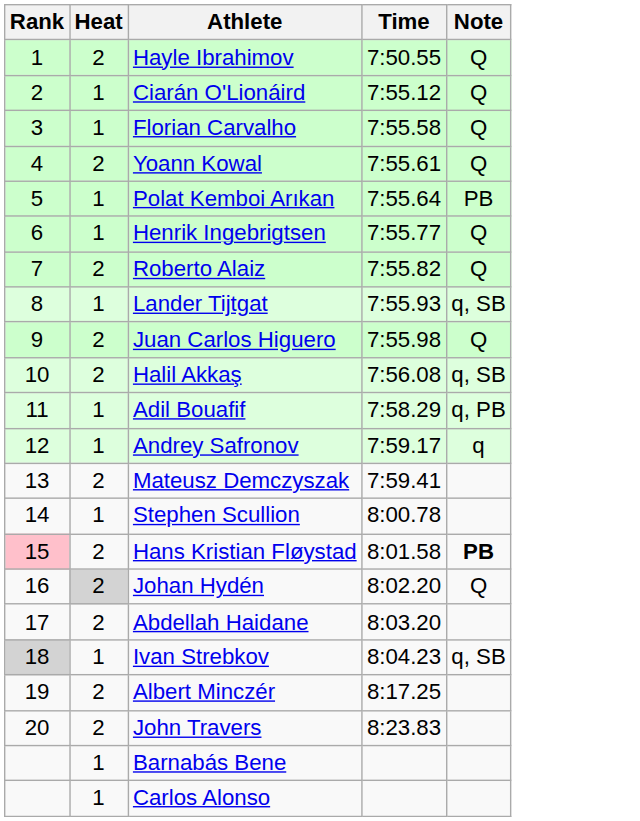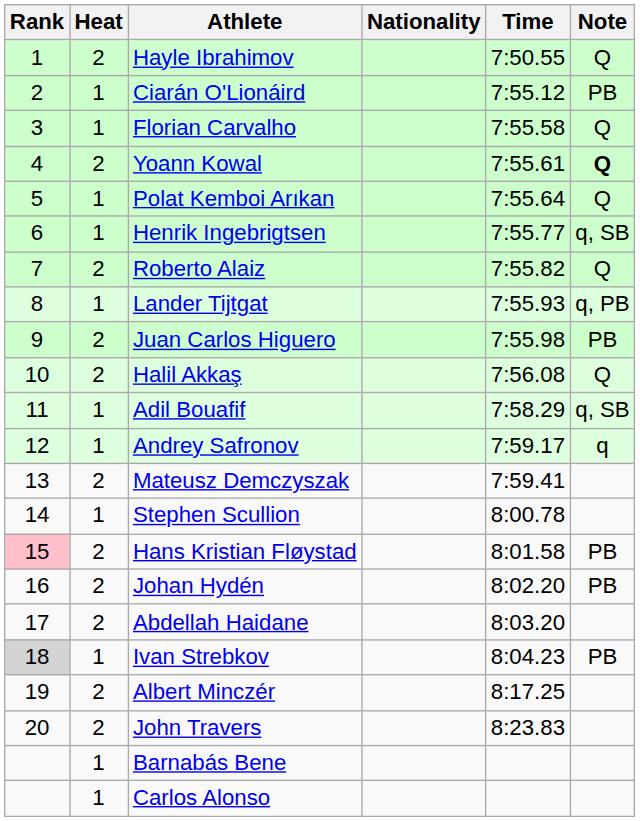+ column: (424, 22)
(479, 92) Q -> (602, 92) PB
(479, 163) normal -> (602, 163) bold
(479, 198) PB -> (602, 198) Q
(479, 233) Q -> (602, 233) q, SB
(479, 304) q, SB -> (602, 304) q, PB
(479, 339) Q -> (602, 339) PB
(479, 374) q, SB -> (602, 374) Q
(479, 410) q, PB -> (602, 410) q, SB
(479, 551) bold -> (602, 551) normal
(99, 586) lightgrey background -> (99, 586) no background
(479, 586) Q -> (602, 586) PB
(479, 657) q, SB -> (602, 657) PB
